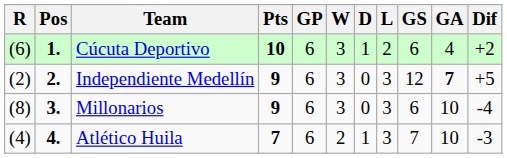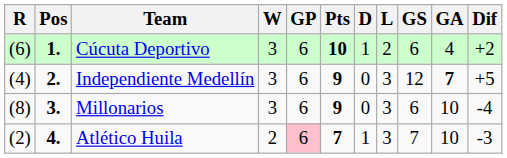columns swapped: (275, 19) <-> (341, 19)
(20, 78) (2) -> (20, 78) (4)
(20, 138) (4) -> (20, 138) (2)
(310, 138) no background -> (303, 138) pink background
